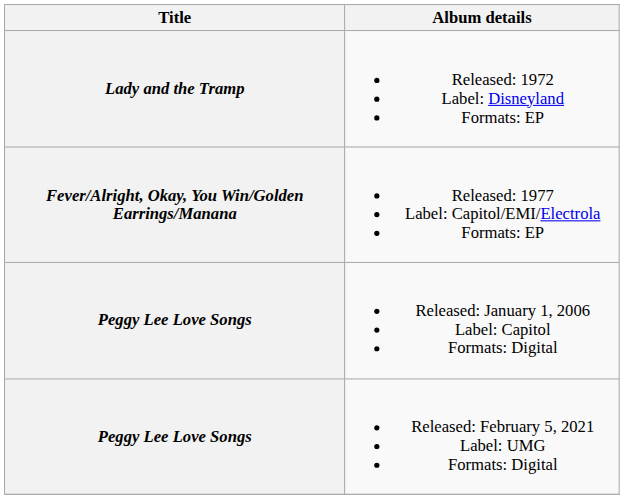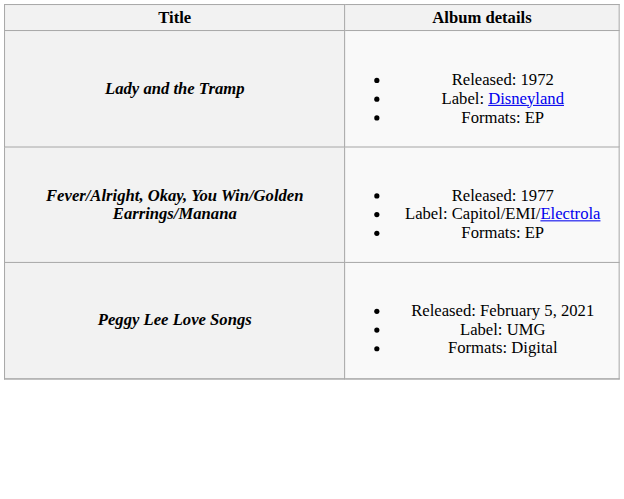- row: (482, 330)
